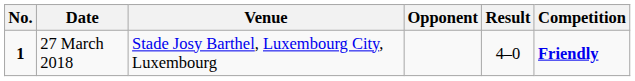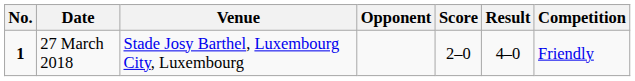+ column: (458, 17)
(568, 52) bold -> (566, 52) normal
